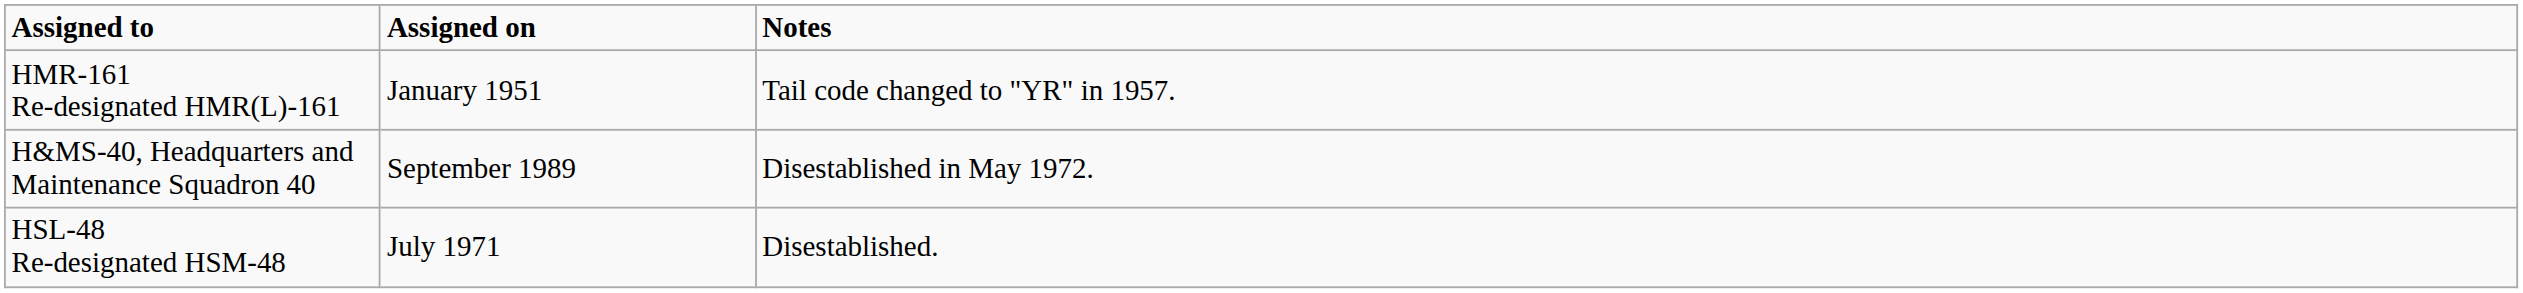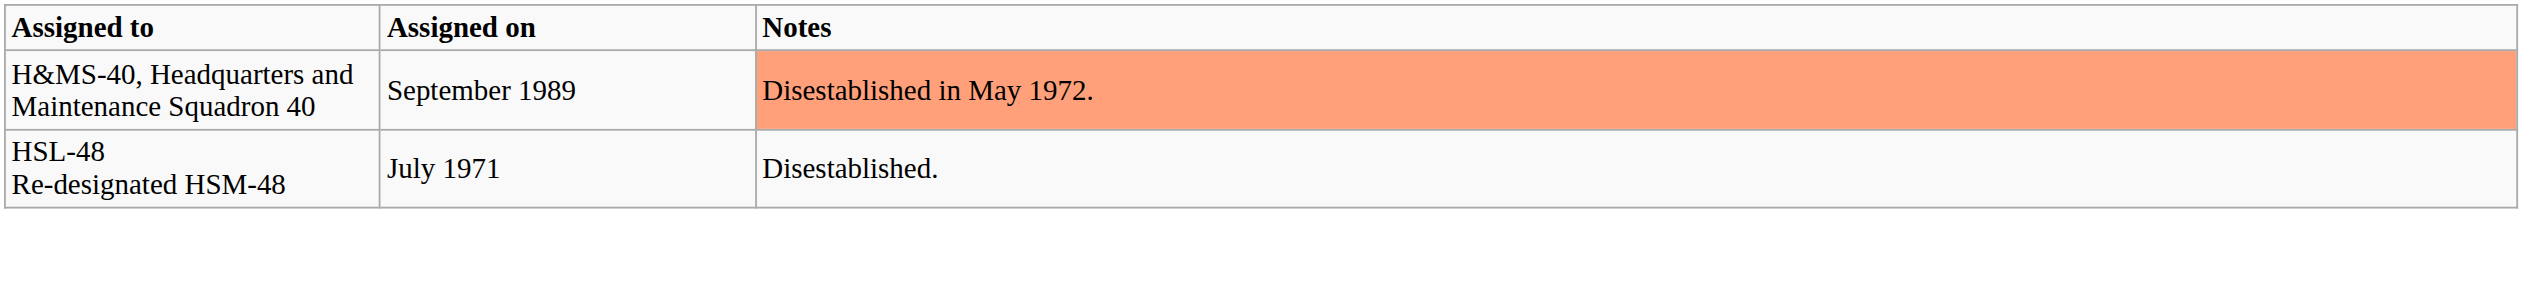- row: (176, 89)
(928, 168) no background -> (928, 89) lightsalmon background
